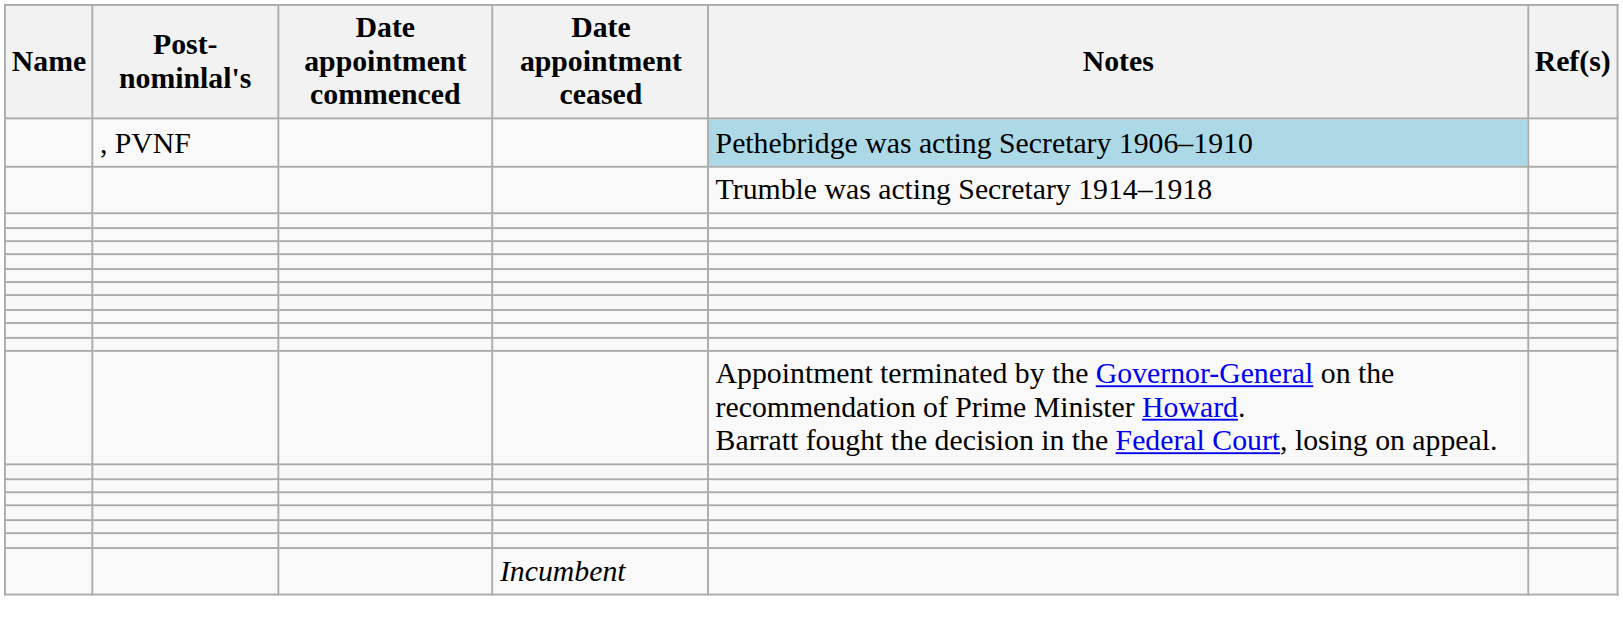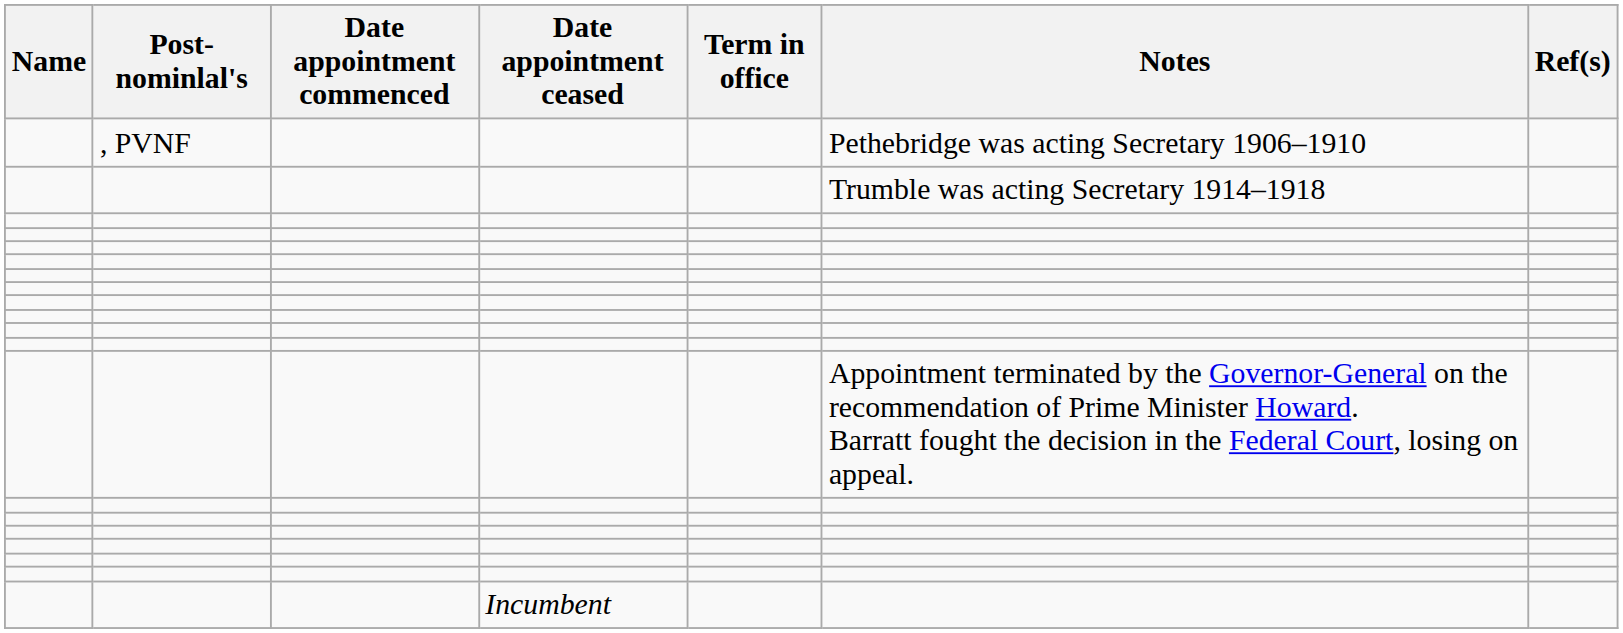+ column: (754, 61)
(984, 142) lightblue background -> (1098, 142) no background
